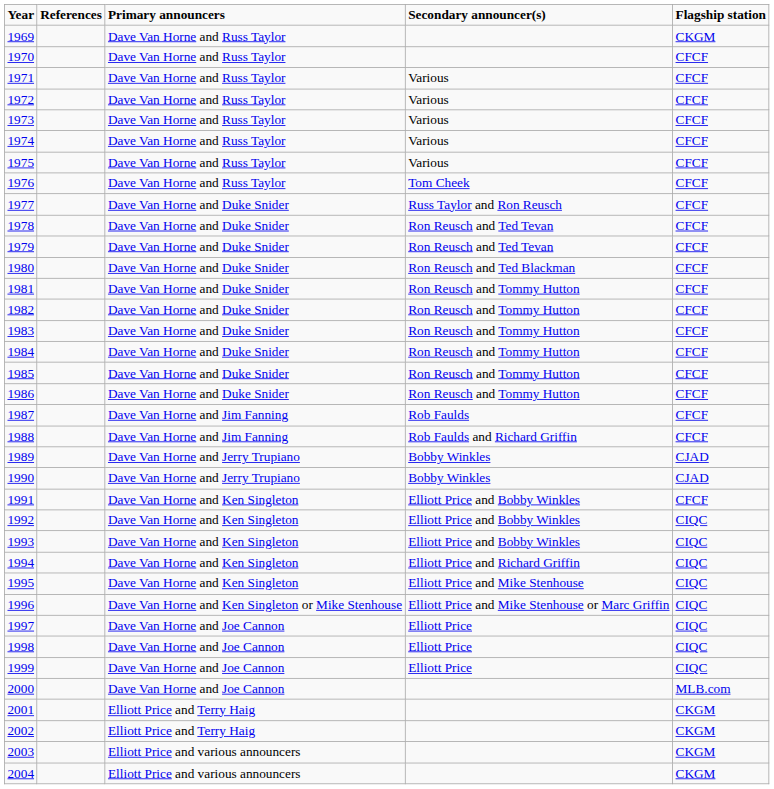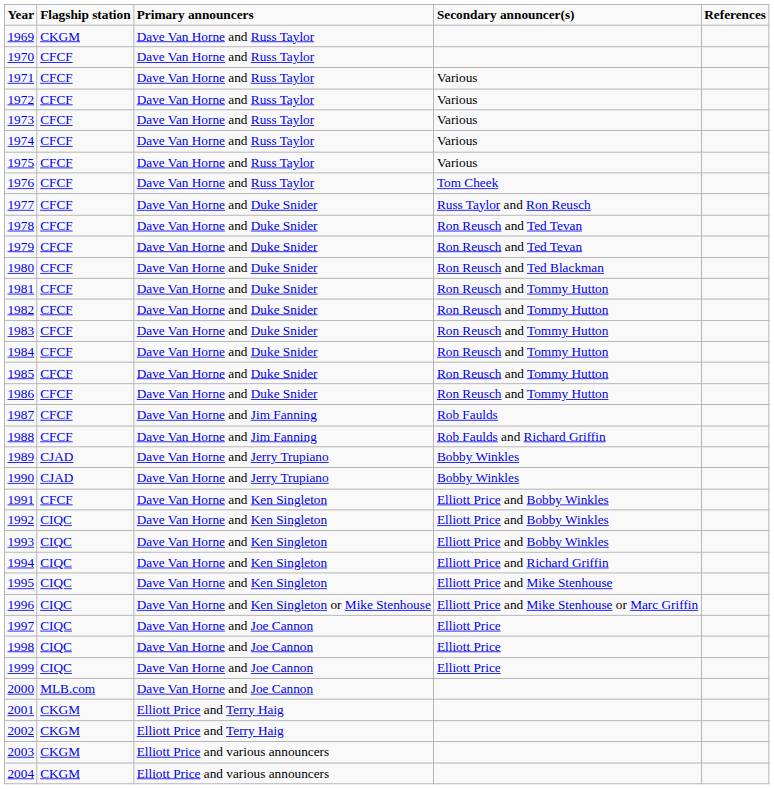columns swapped: (721, 15) <-> (71, 15)
